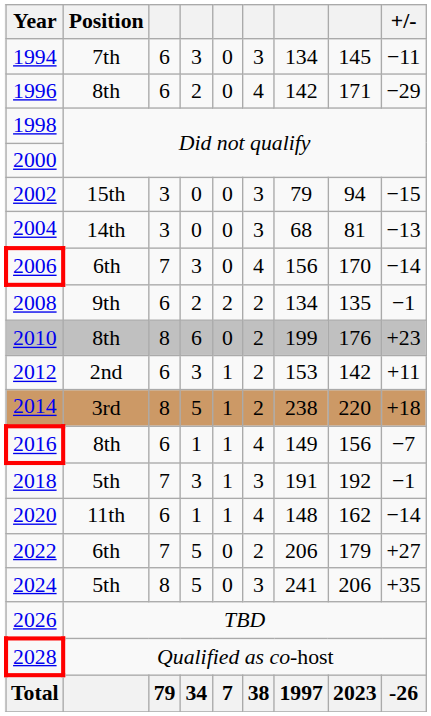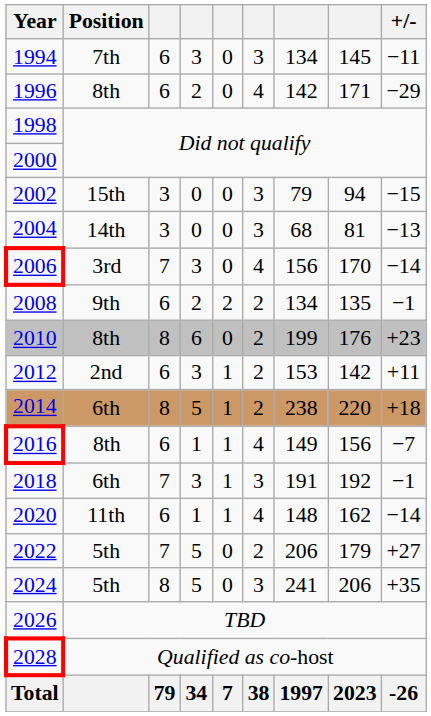(107, 266) 6th -> (107, 266) 3rd
(106, 407) 3rd -> (106, 407) 6th
(106, 480) 5th -> (106, 480) 6th
(106, 550) 6th -> (106, 550) 5th
